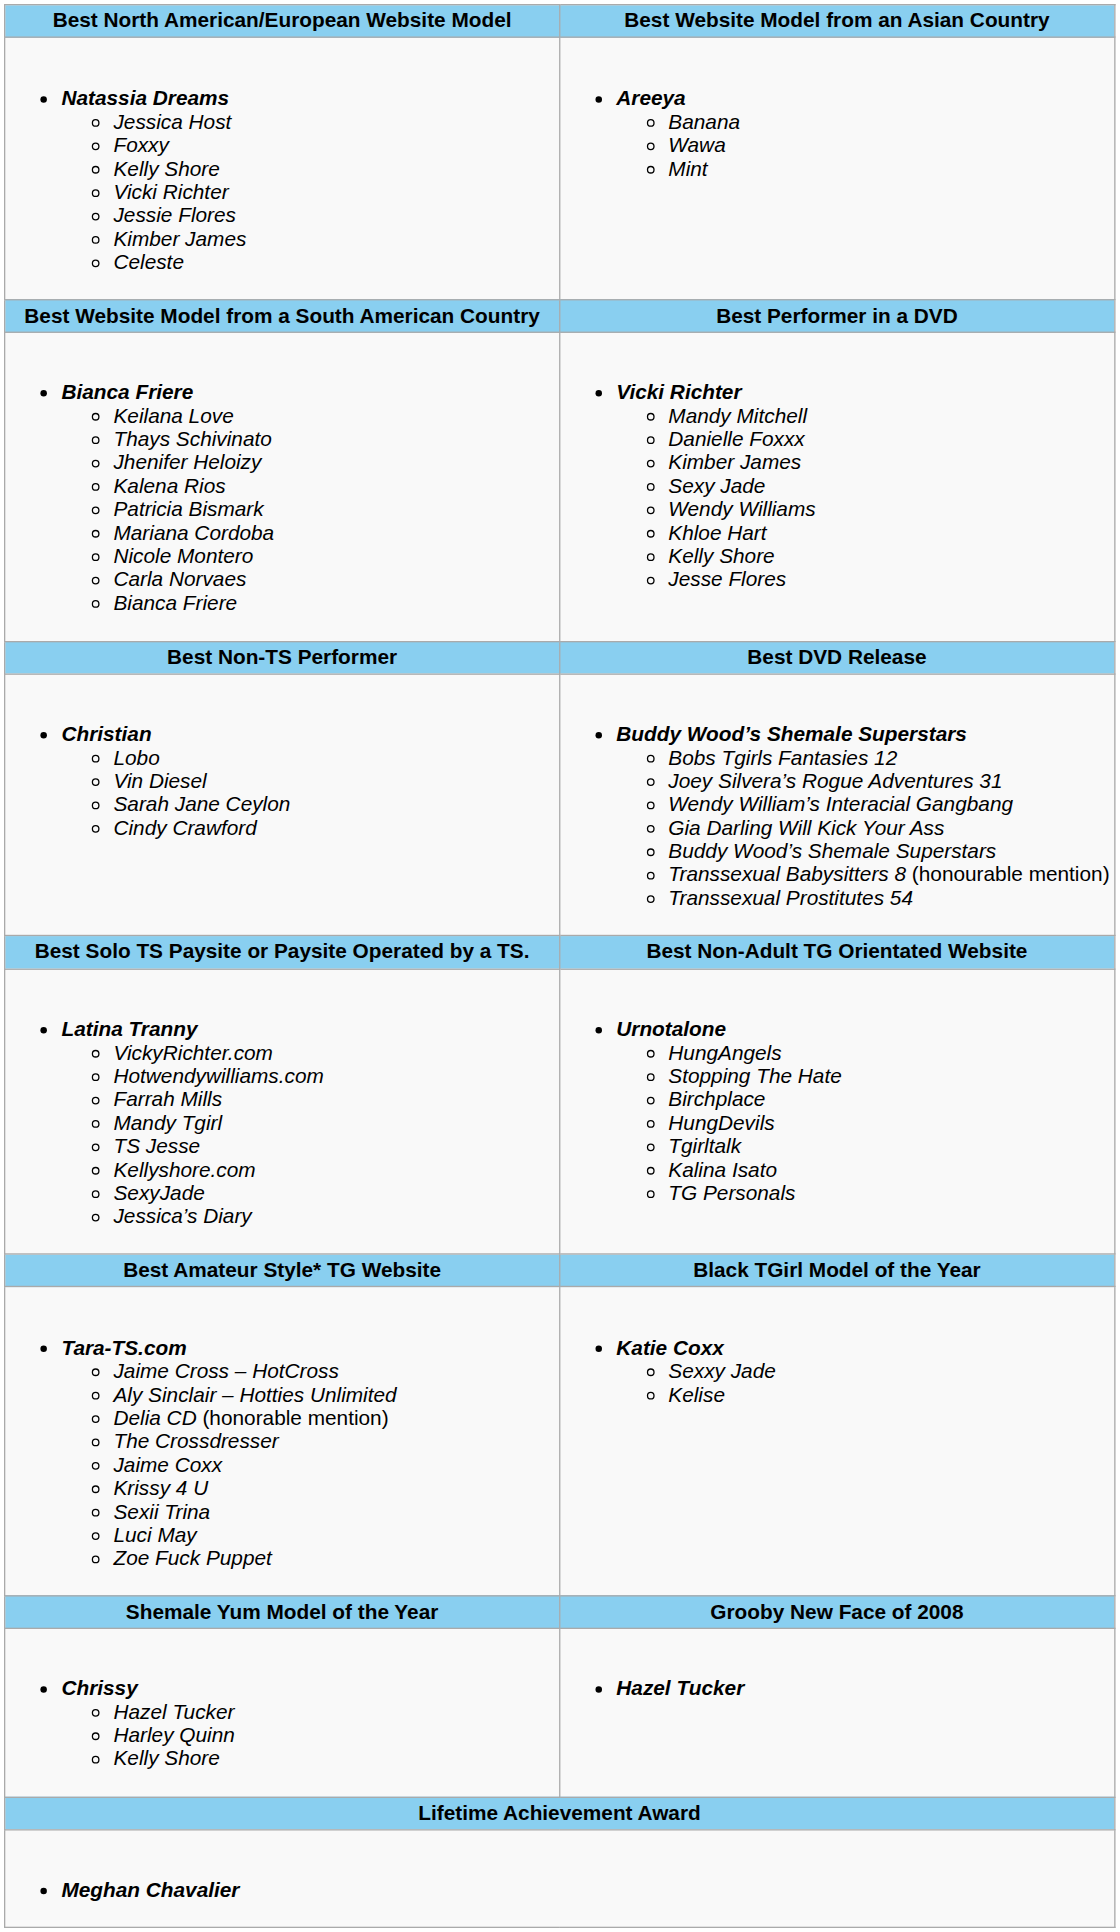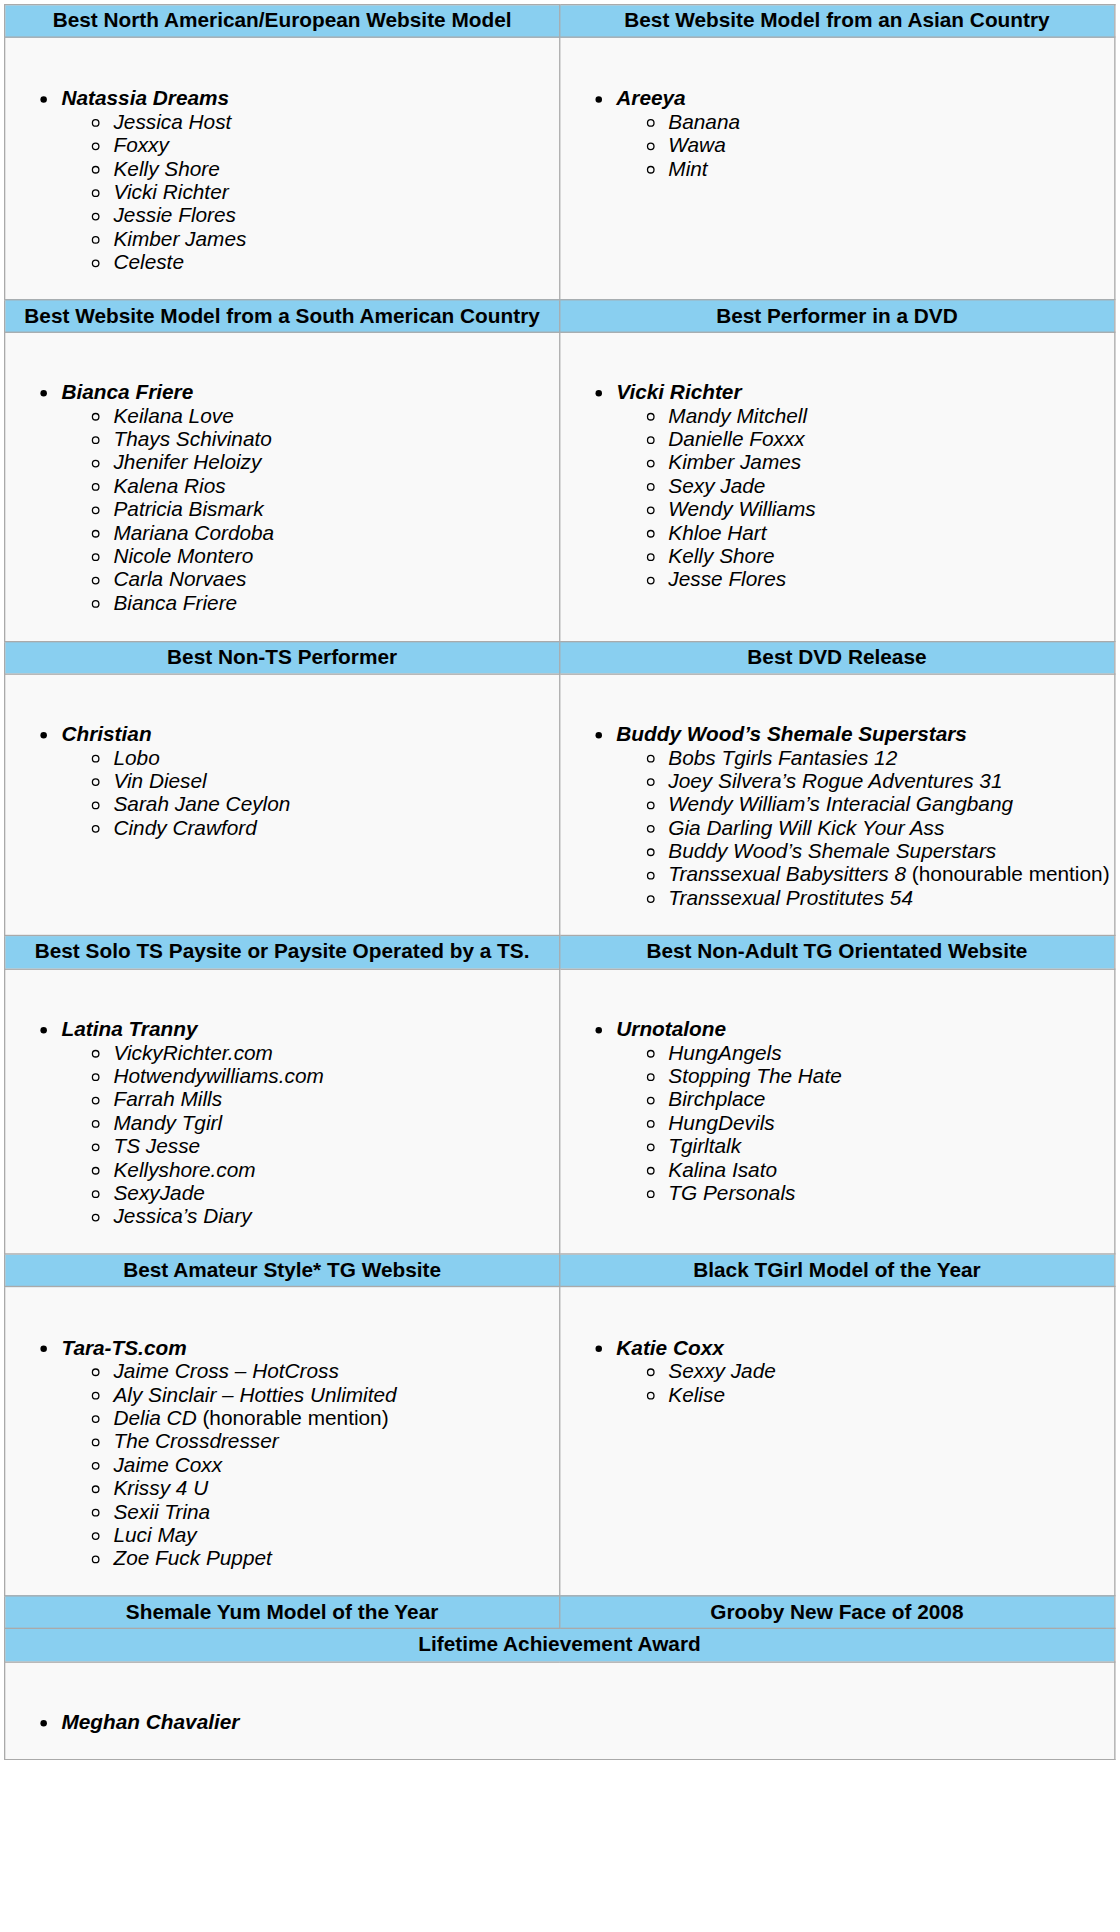- row: (282, 1724)
